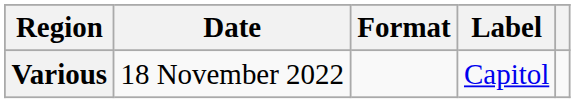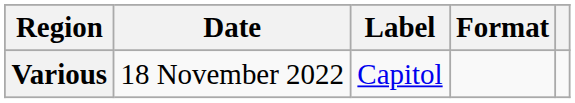columns swapped: (404, 27) <-> (507, 27)
